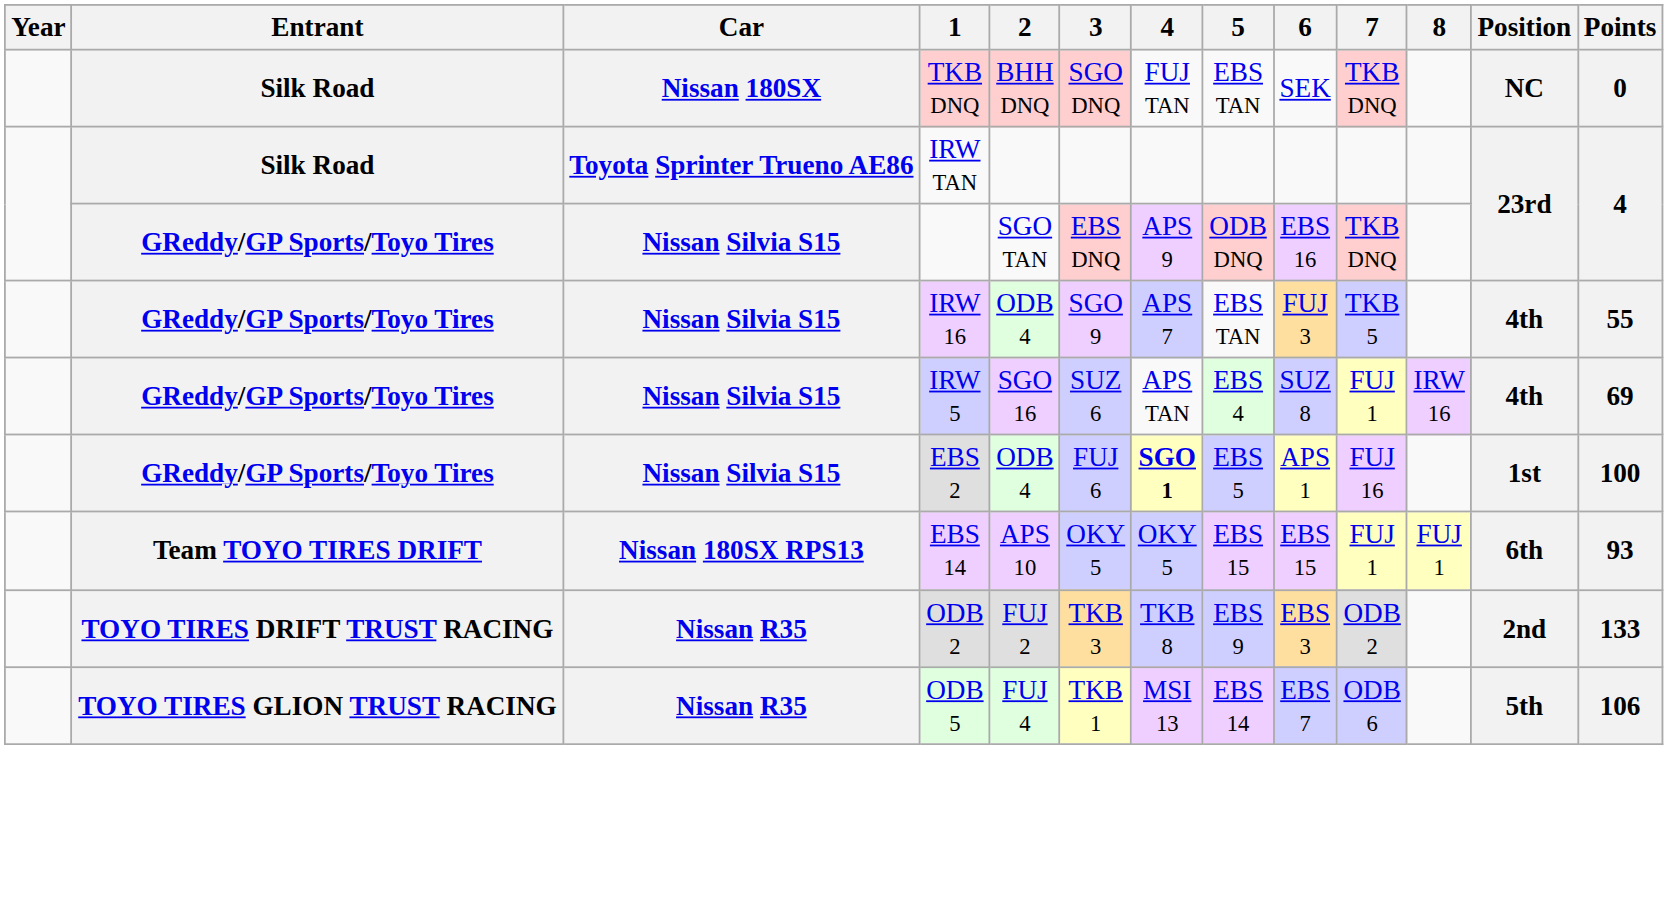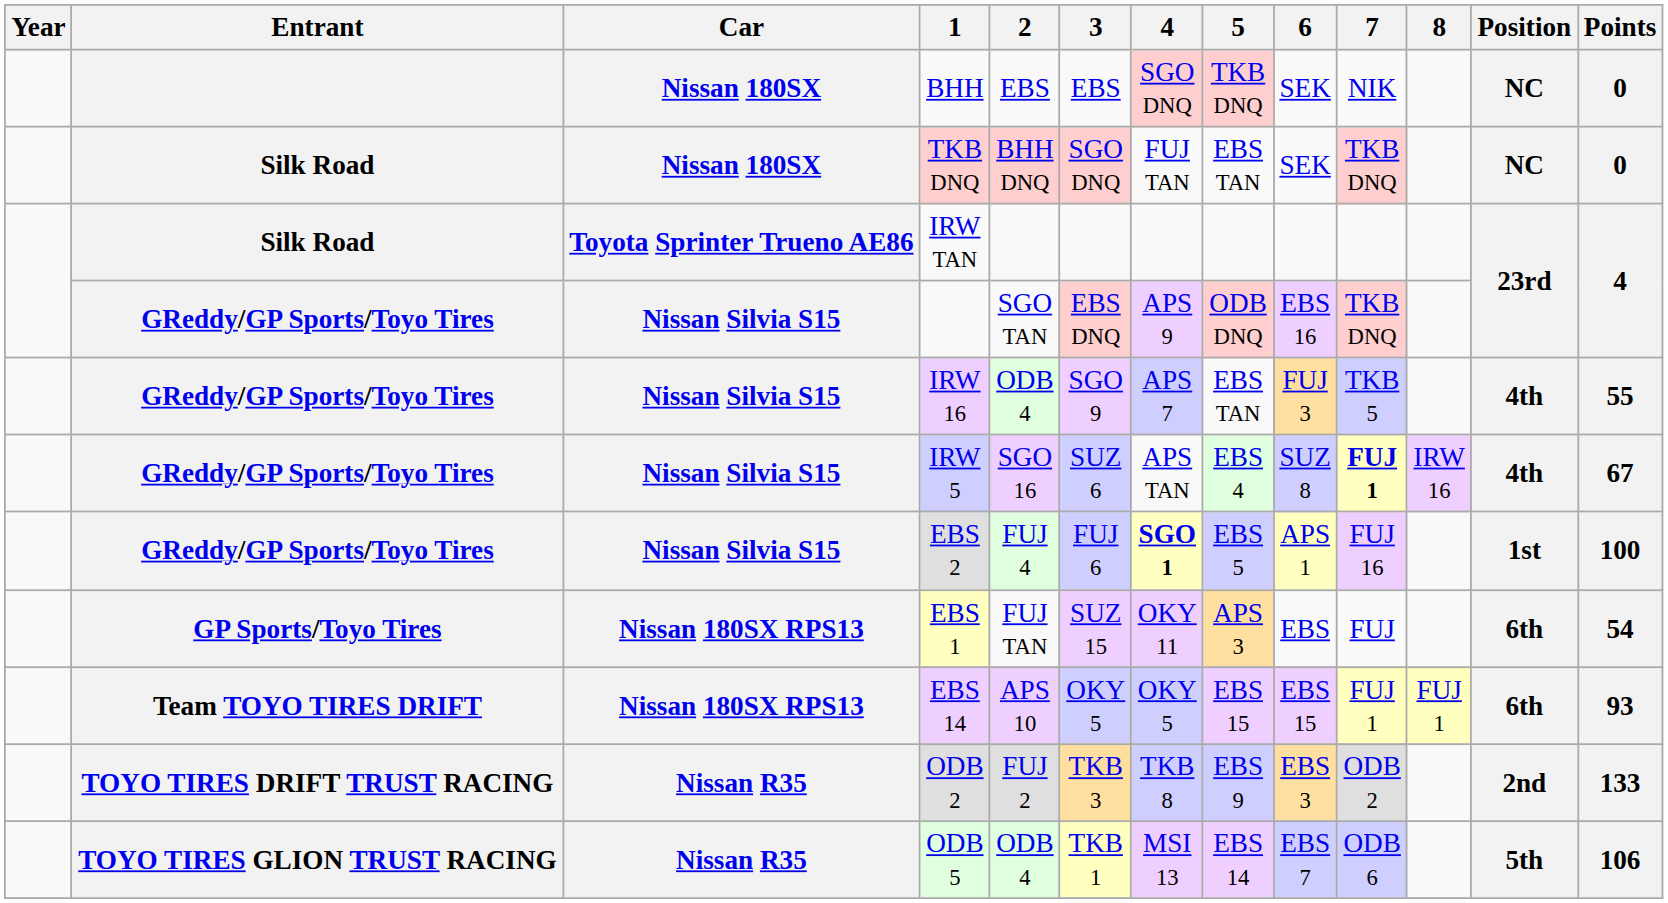+ row: (955, 88)
(1372, 396) normal -> (1372, 473) bold
(1620, 396) 69 -> (1620, 473) 67
(1025, 473) ODB 4 -> (1025, 550) FUJ 4
+ row: (955, 627)
(1025, 704) FUJ 4 -> (1025, 858) ODB 4
